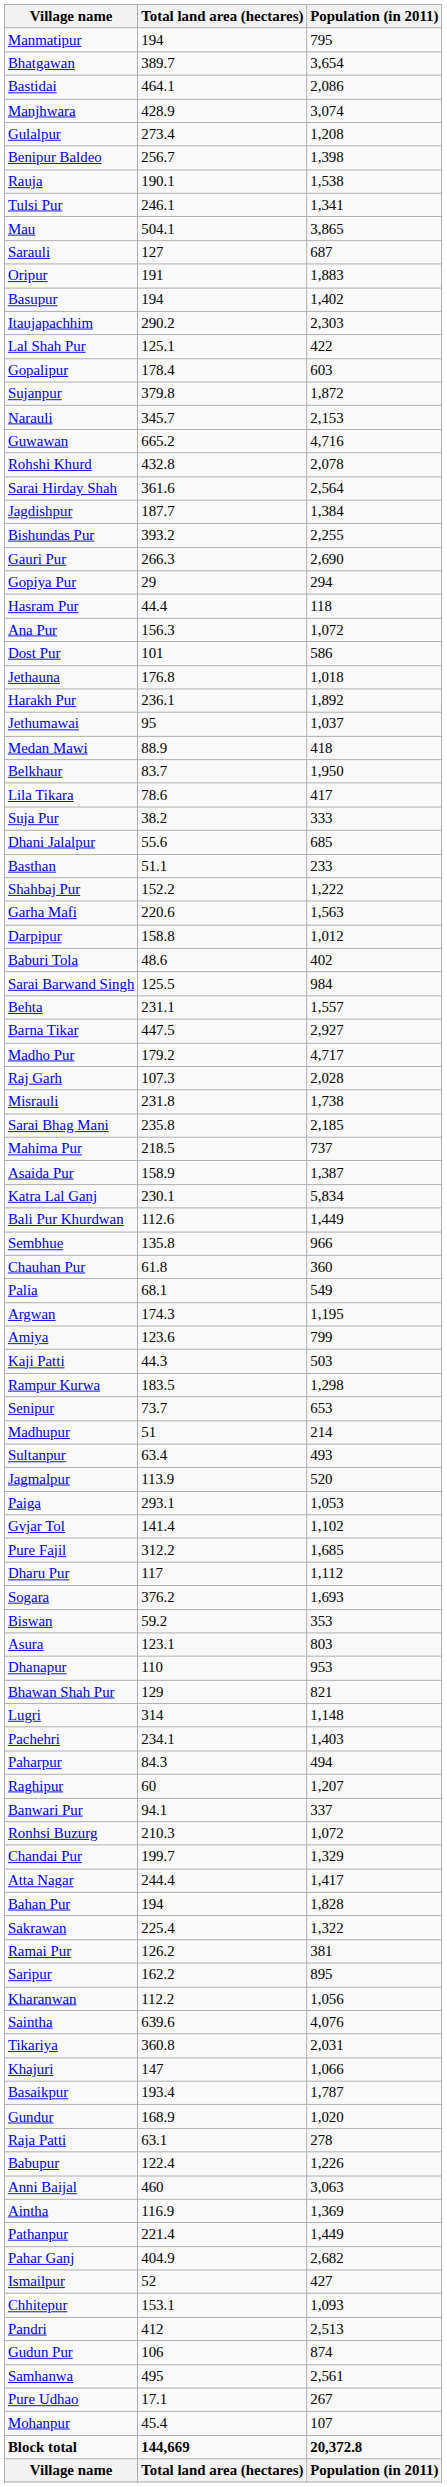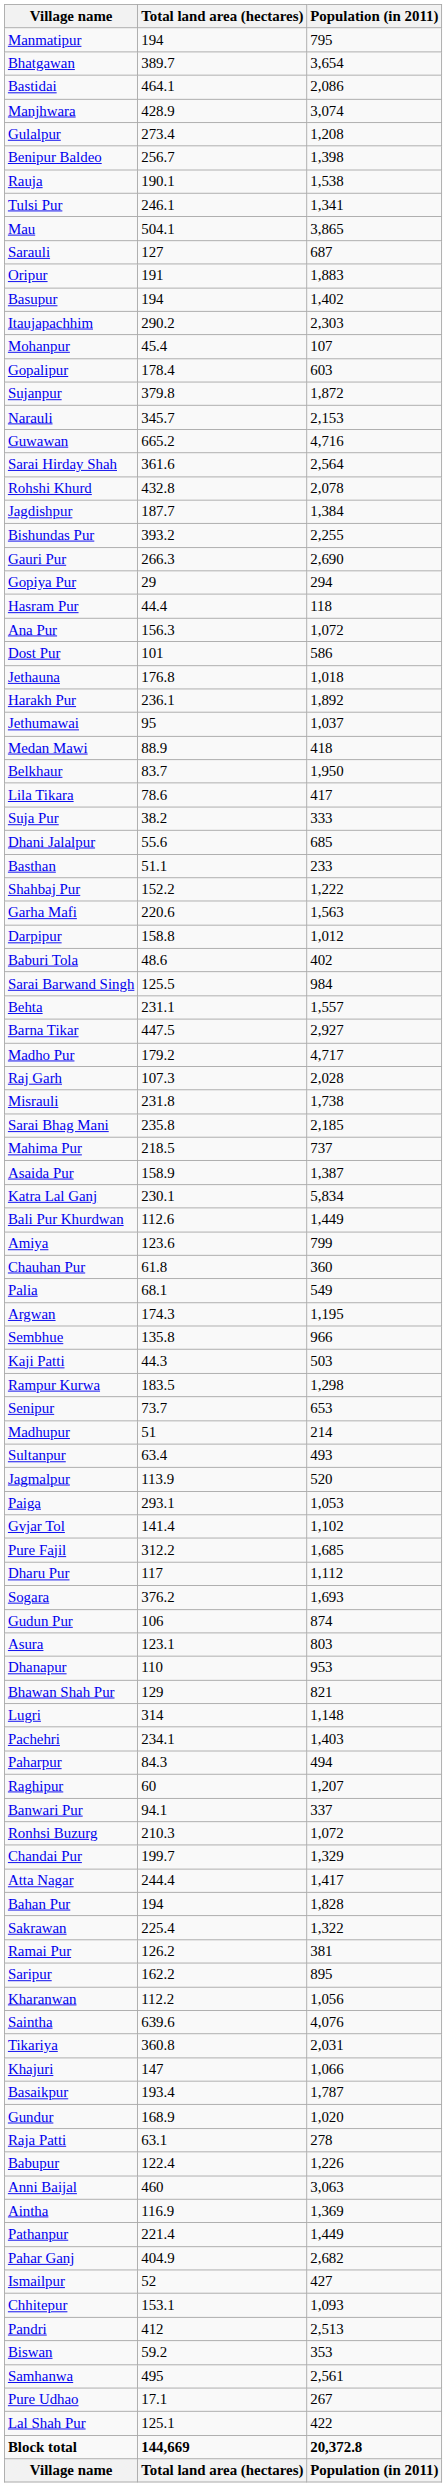rows swapped: (39, 2423) <-> (47, 346)
rows swapped: (50, 464) <-> (62, 488)
rows swapped: (28, 1337) <-> (36, 1243)
rows swapped: (30, 1621) <-> (40, 2352)
